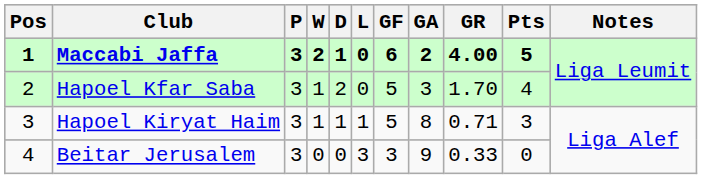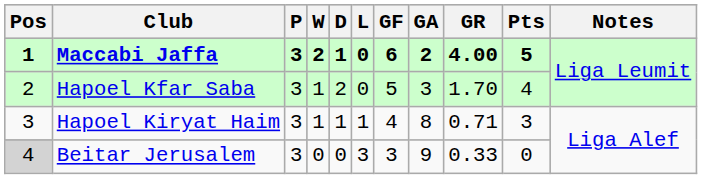(391, 123) 5 -> (391, 123) 4
(28, 156) no background -> (28, 156) lightgrey background
